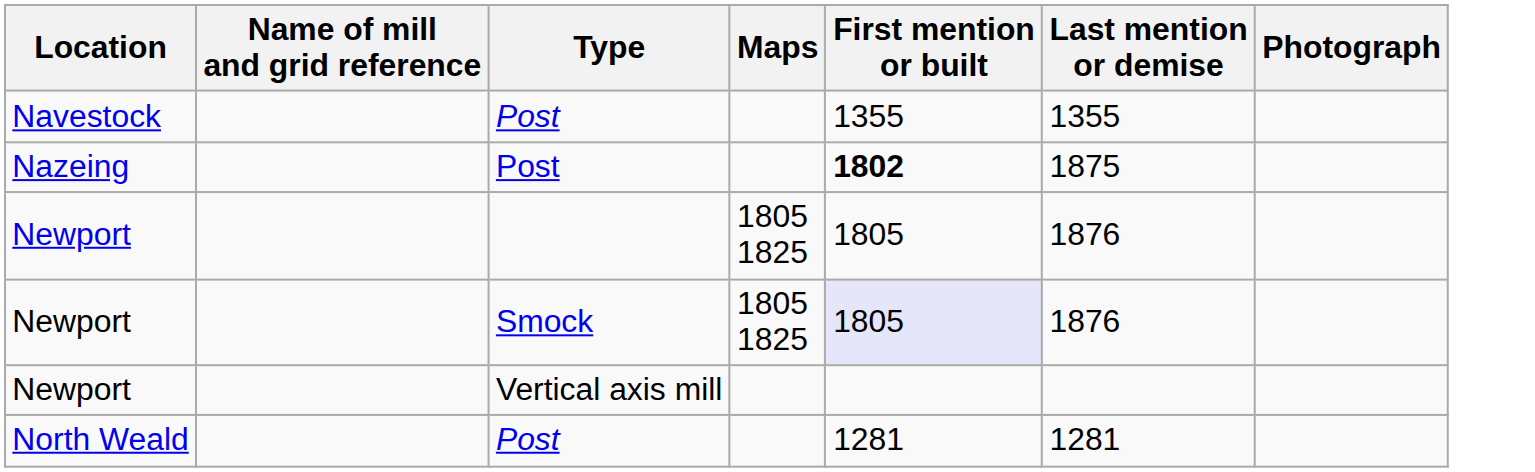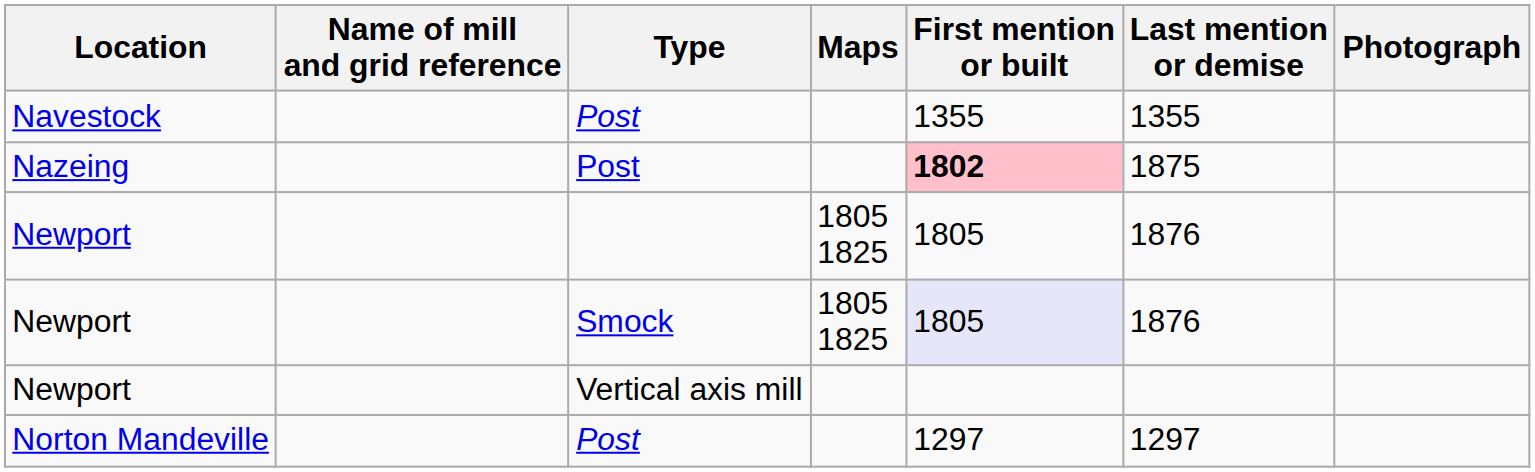(869, 166) no background -> (949, 166) pink background
- row: (101, 440)
+ row: (141, 440)
